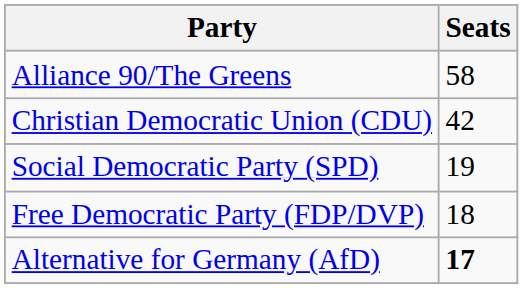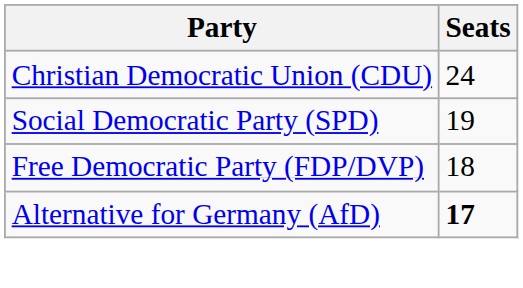- row: (152, 74)
(460, 120) 42 -> (460, 74) 24
